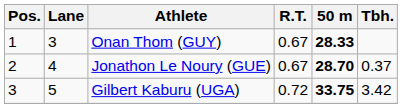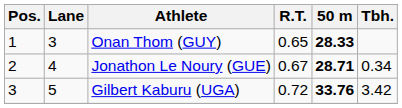(293, 41) 0.67 -> (293, 41) 0.65
(335, 66) 28.70 -> (335, 66) 28.71
(376, 66) 0.37 -> (376, 66) 0.34
(335, 90) 33.75 -> (335, 90) 33.76
